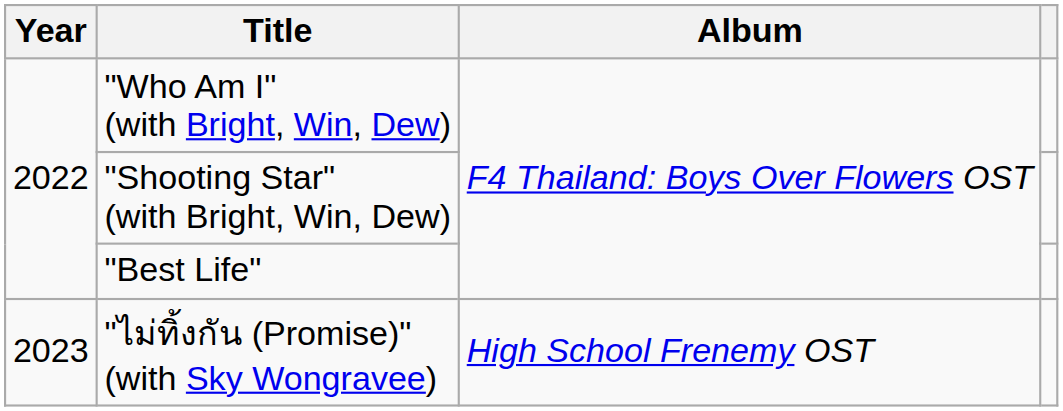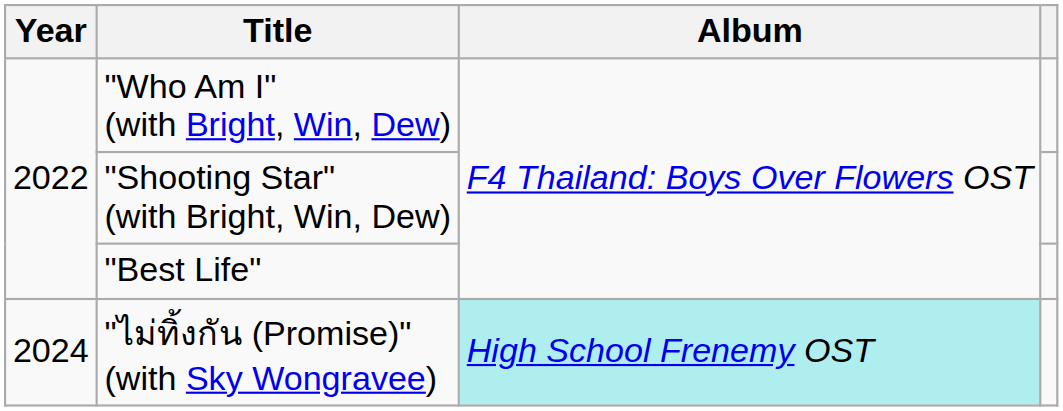(51, 351) 2023 -> (51, 351) 2024
(670, 351) no background -> (670, 351) paleturquoise background
